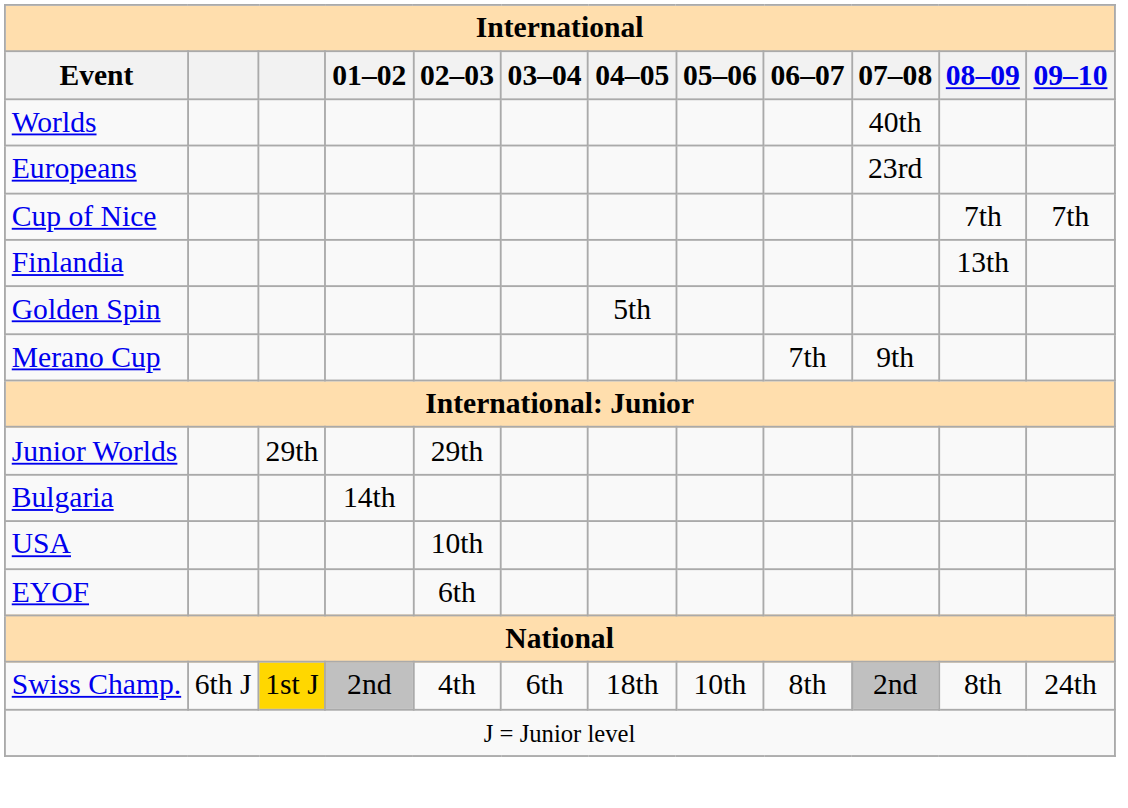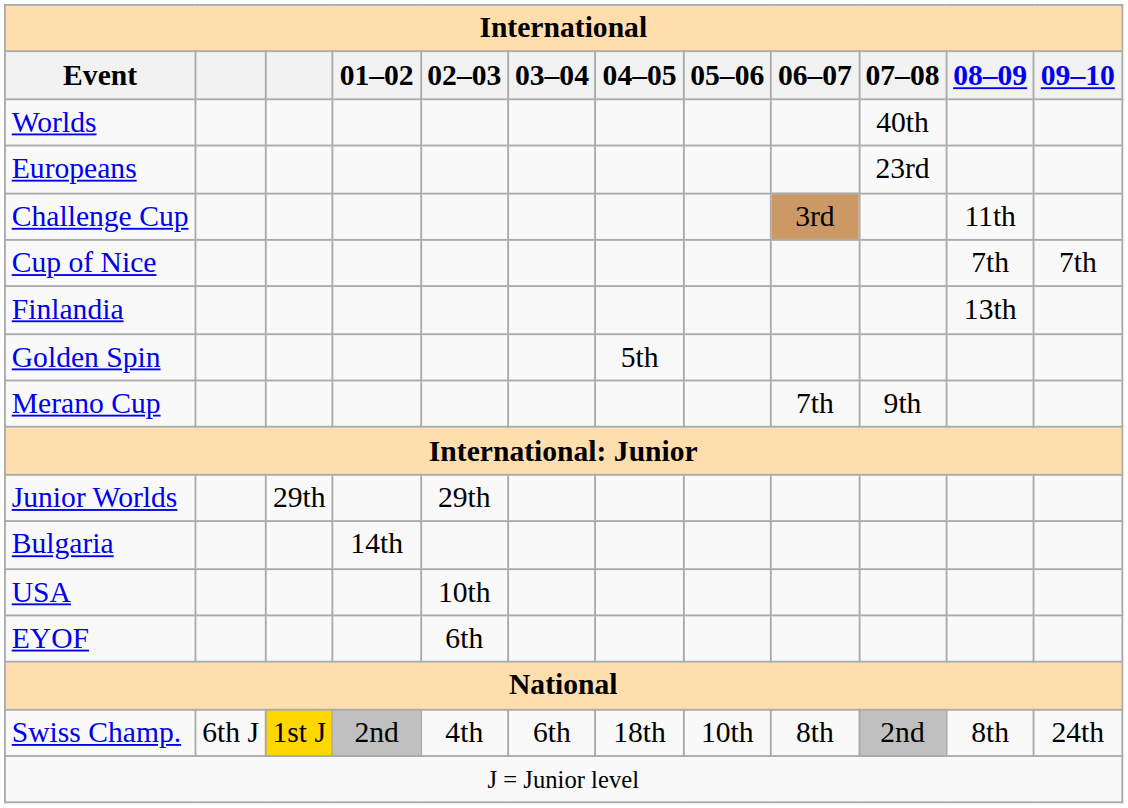+ row: (100, 215)
